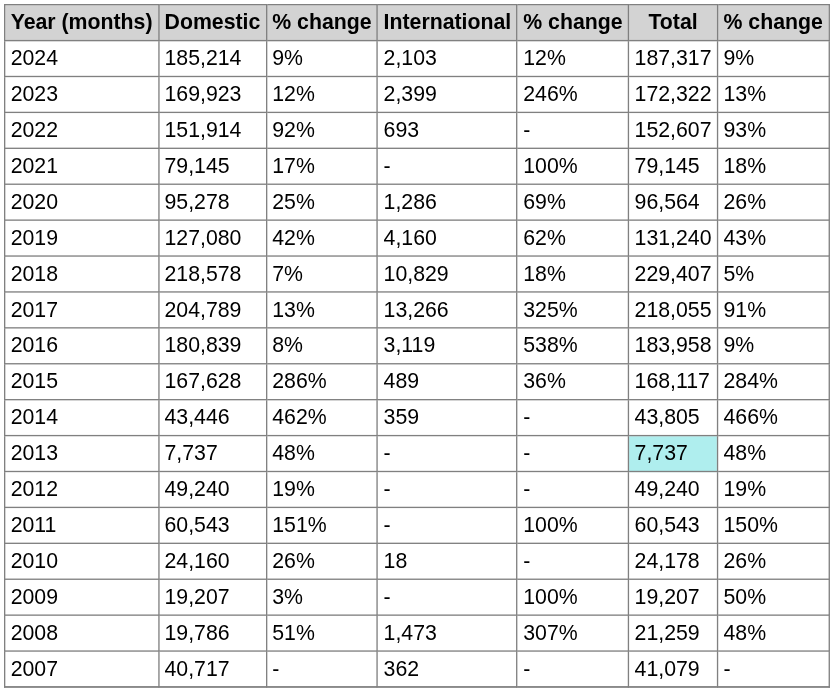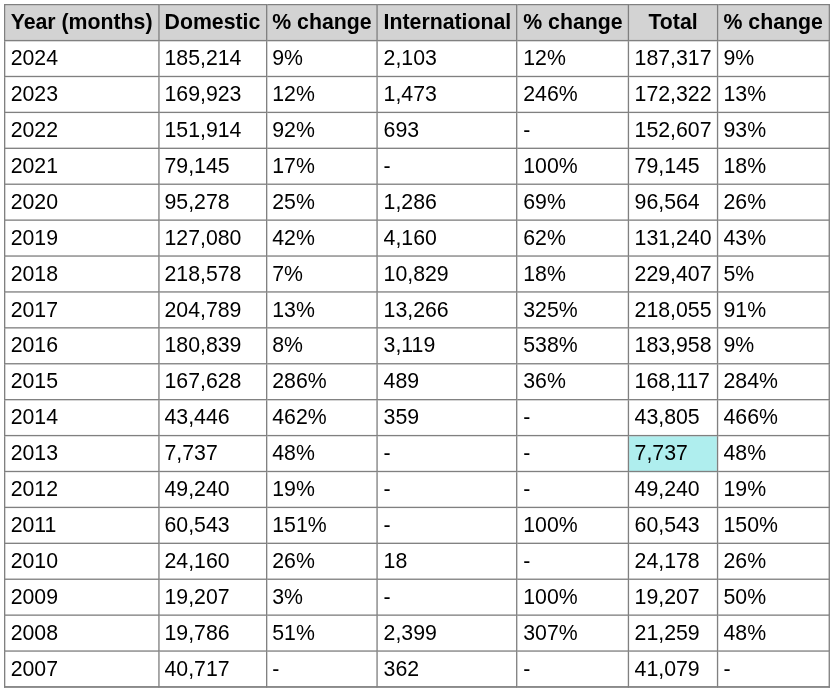(410, 94) 2,399 -> (410, 94) 1,473
(410, 632) 1,473 -> (410, 632) 2,399
